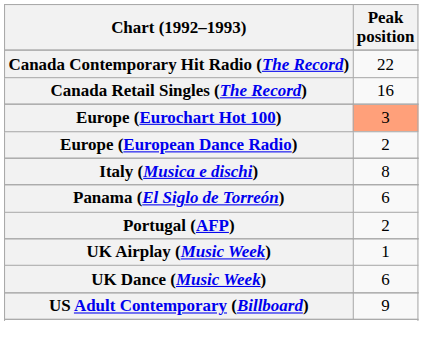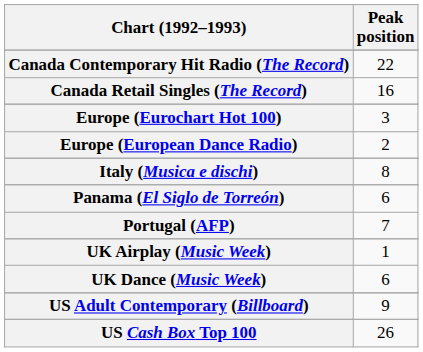(386, 117) lightsalmon background -> (386, 117) no background
(386, 225) 2 -> (386, 225) 7
+ row: (179, 332)
